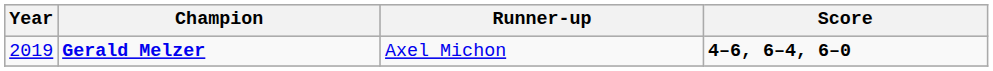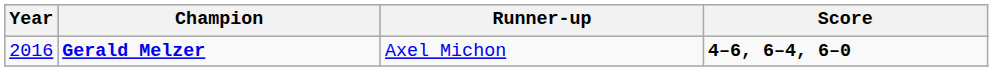(31, 51) 2019 -> (31, 51) 2016
